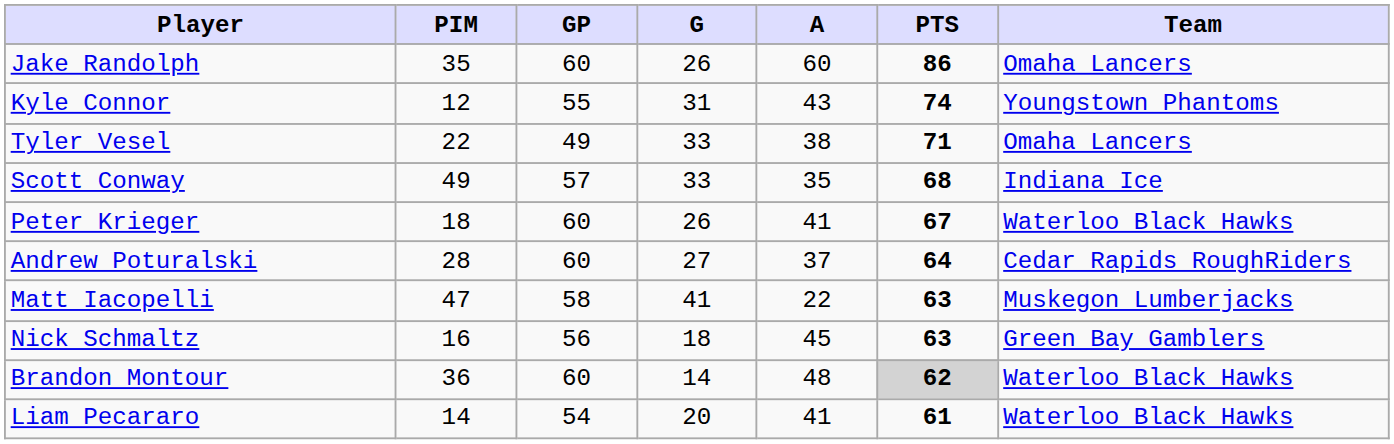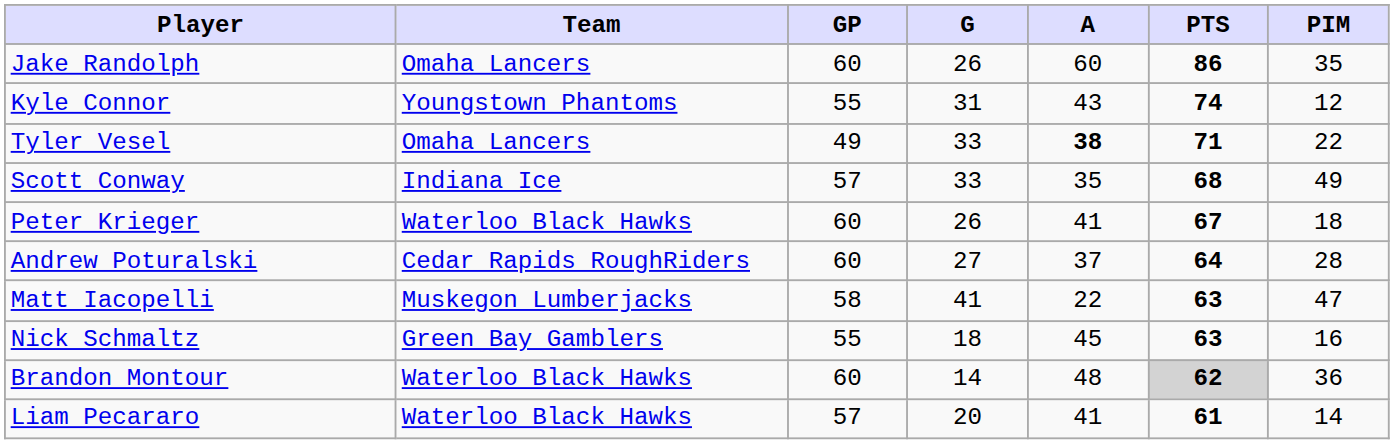columns swapped: (1193, 25) <-> (456, 25)
(817, 143) normal -> (1088, 143) bold
(576, 340) 56 -> (847, 340) 55
(576, 419) 54 -> (847, 419) 57
